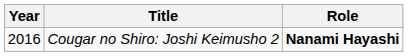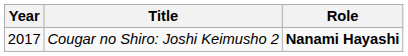(24, 39) 2016 -> (24, 39) 2017
